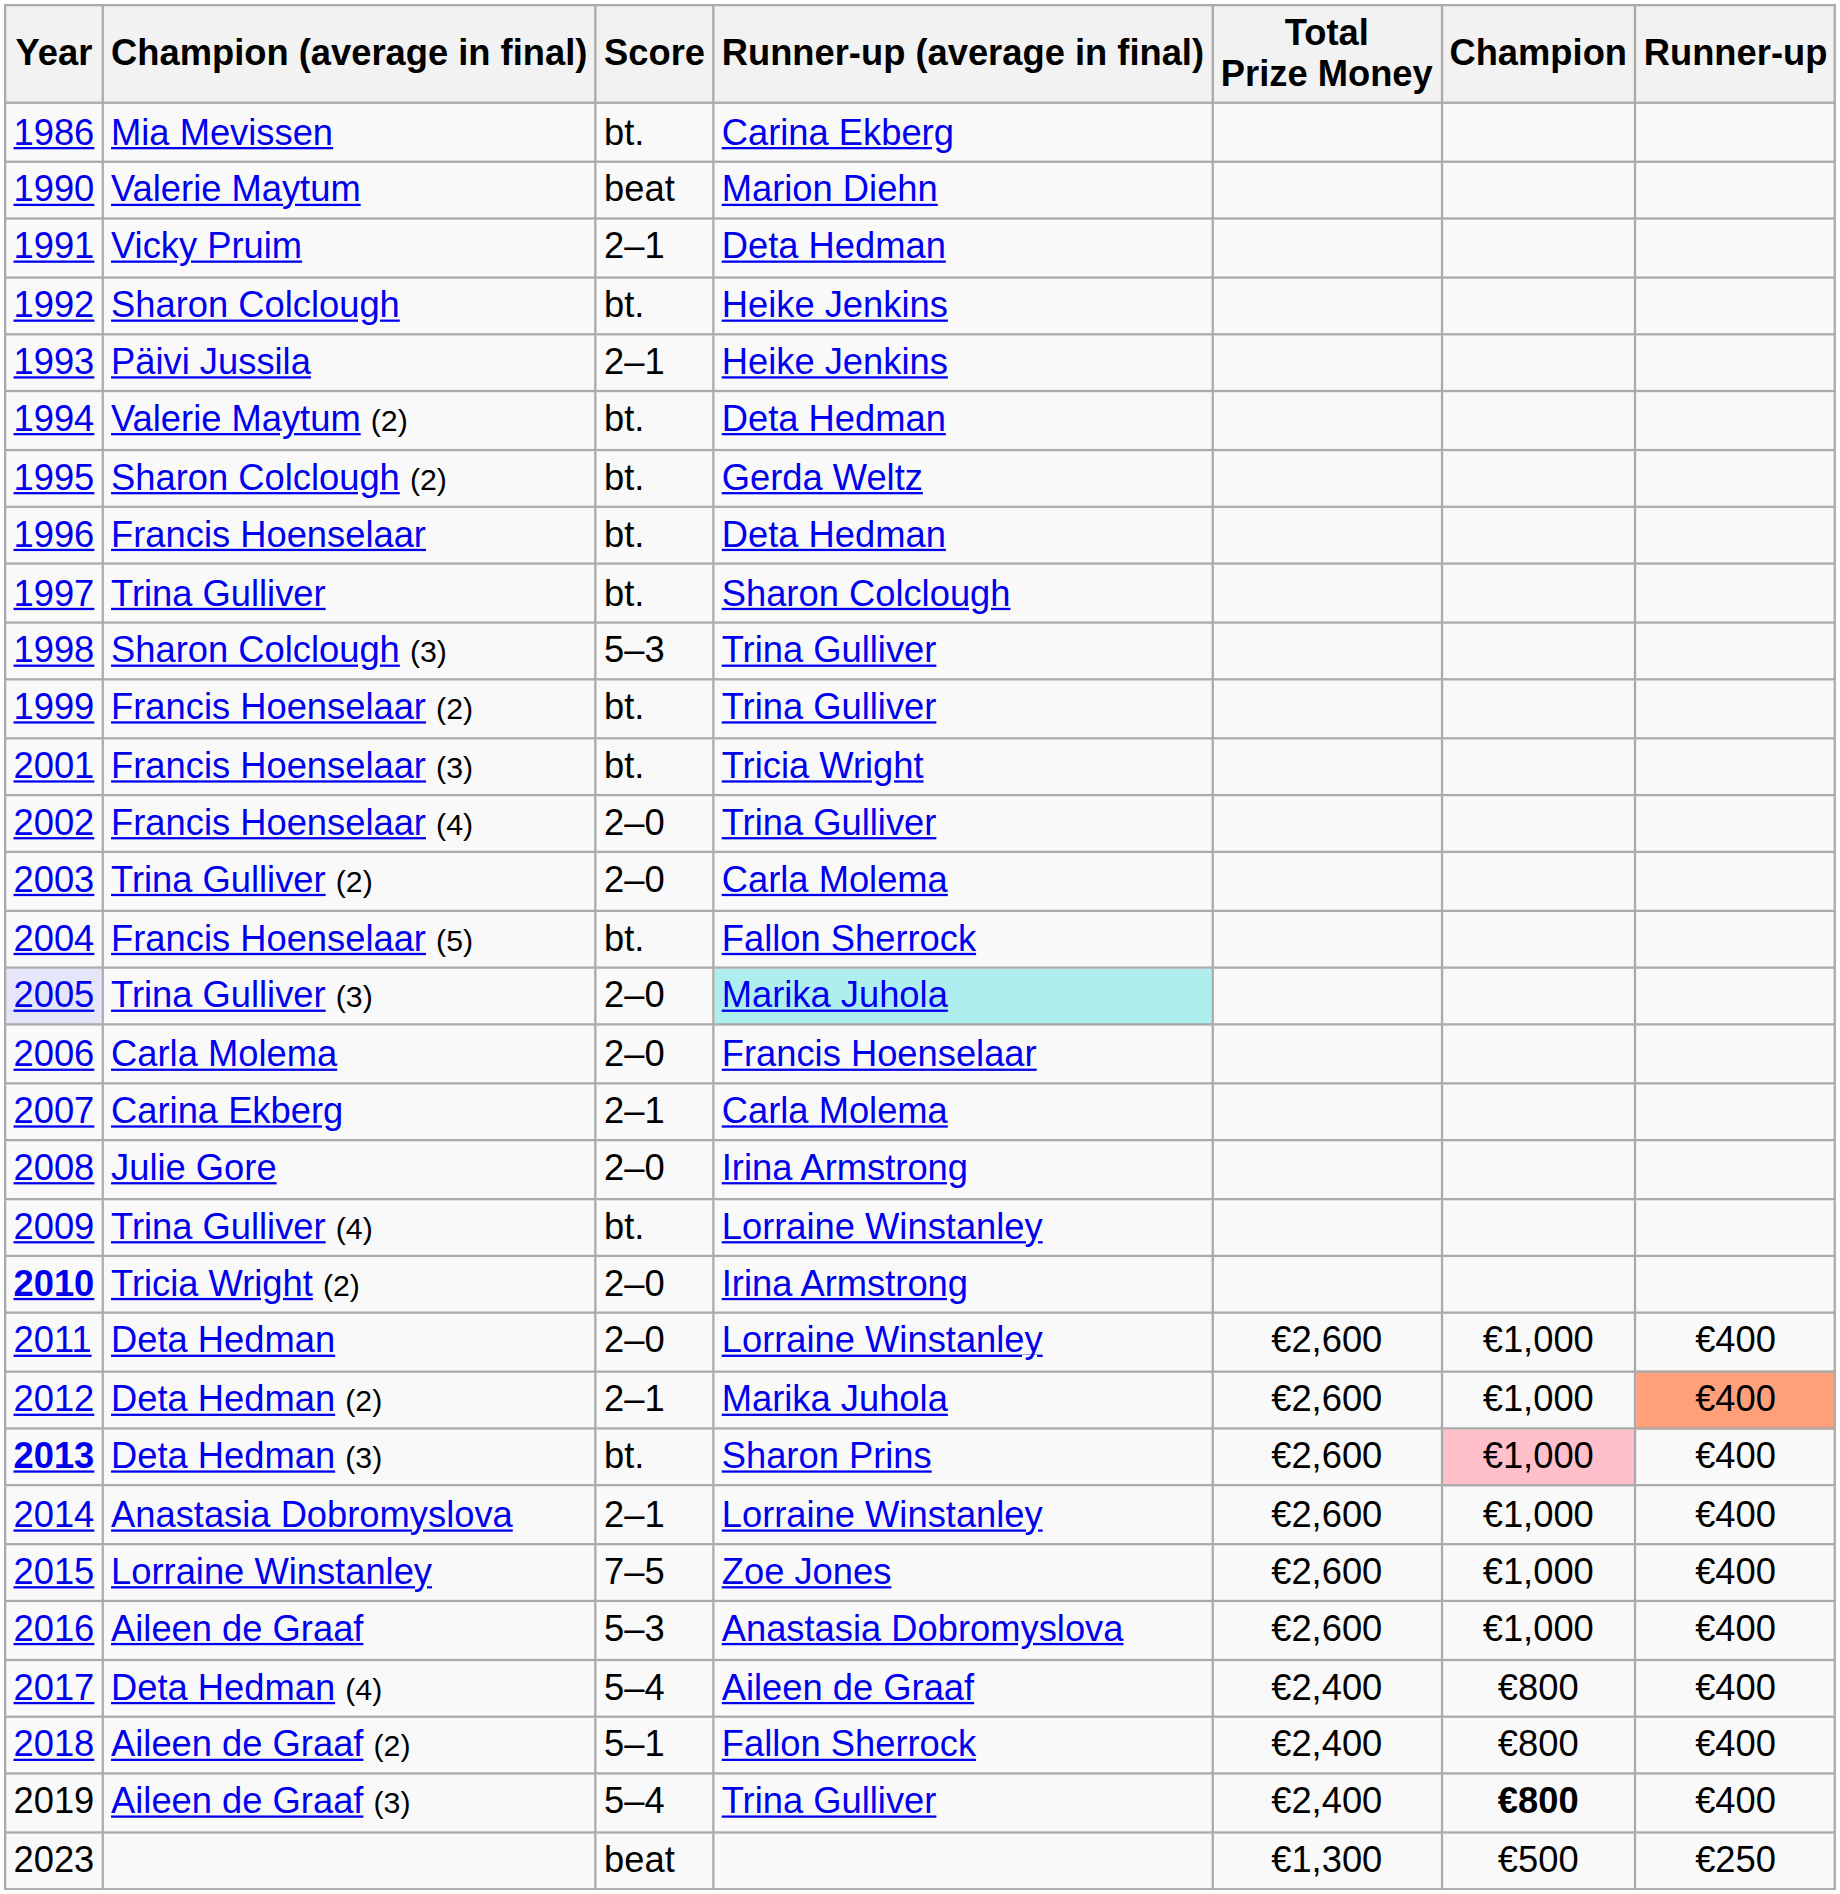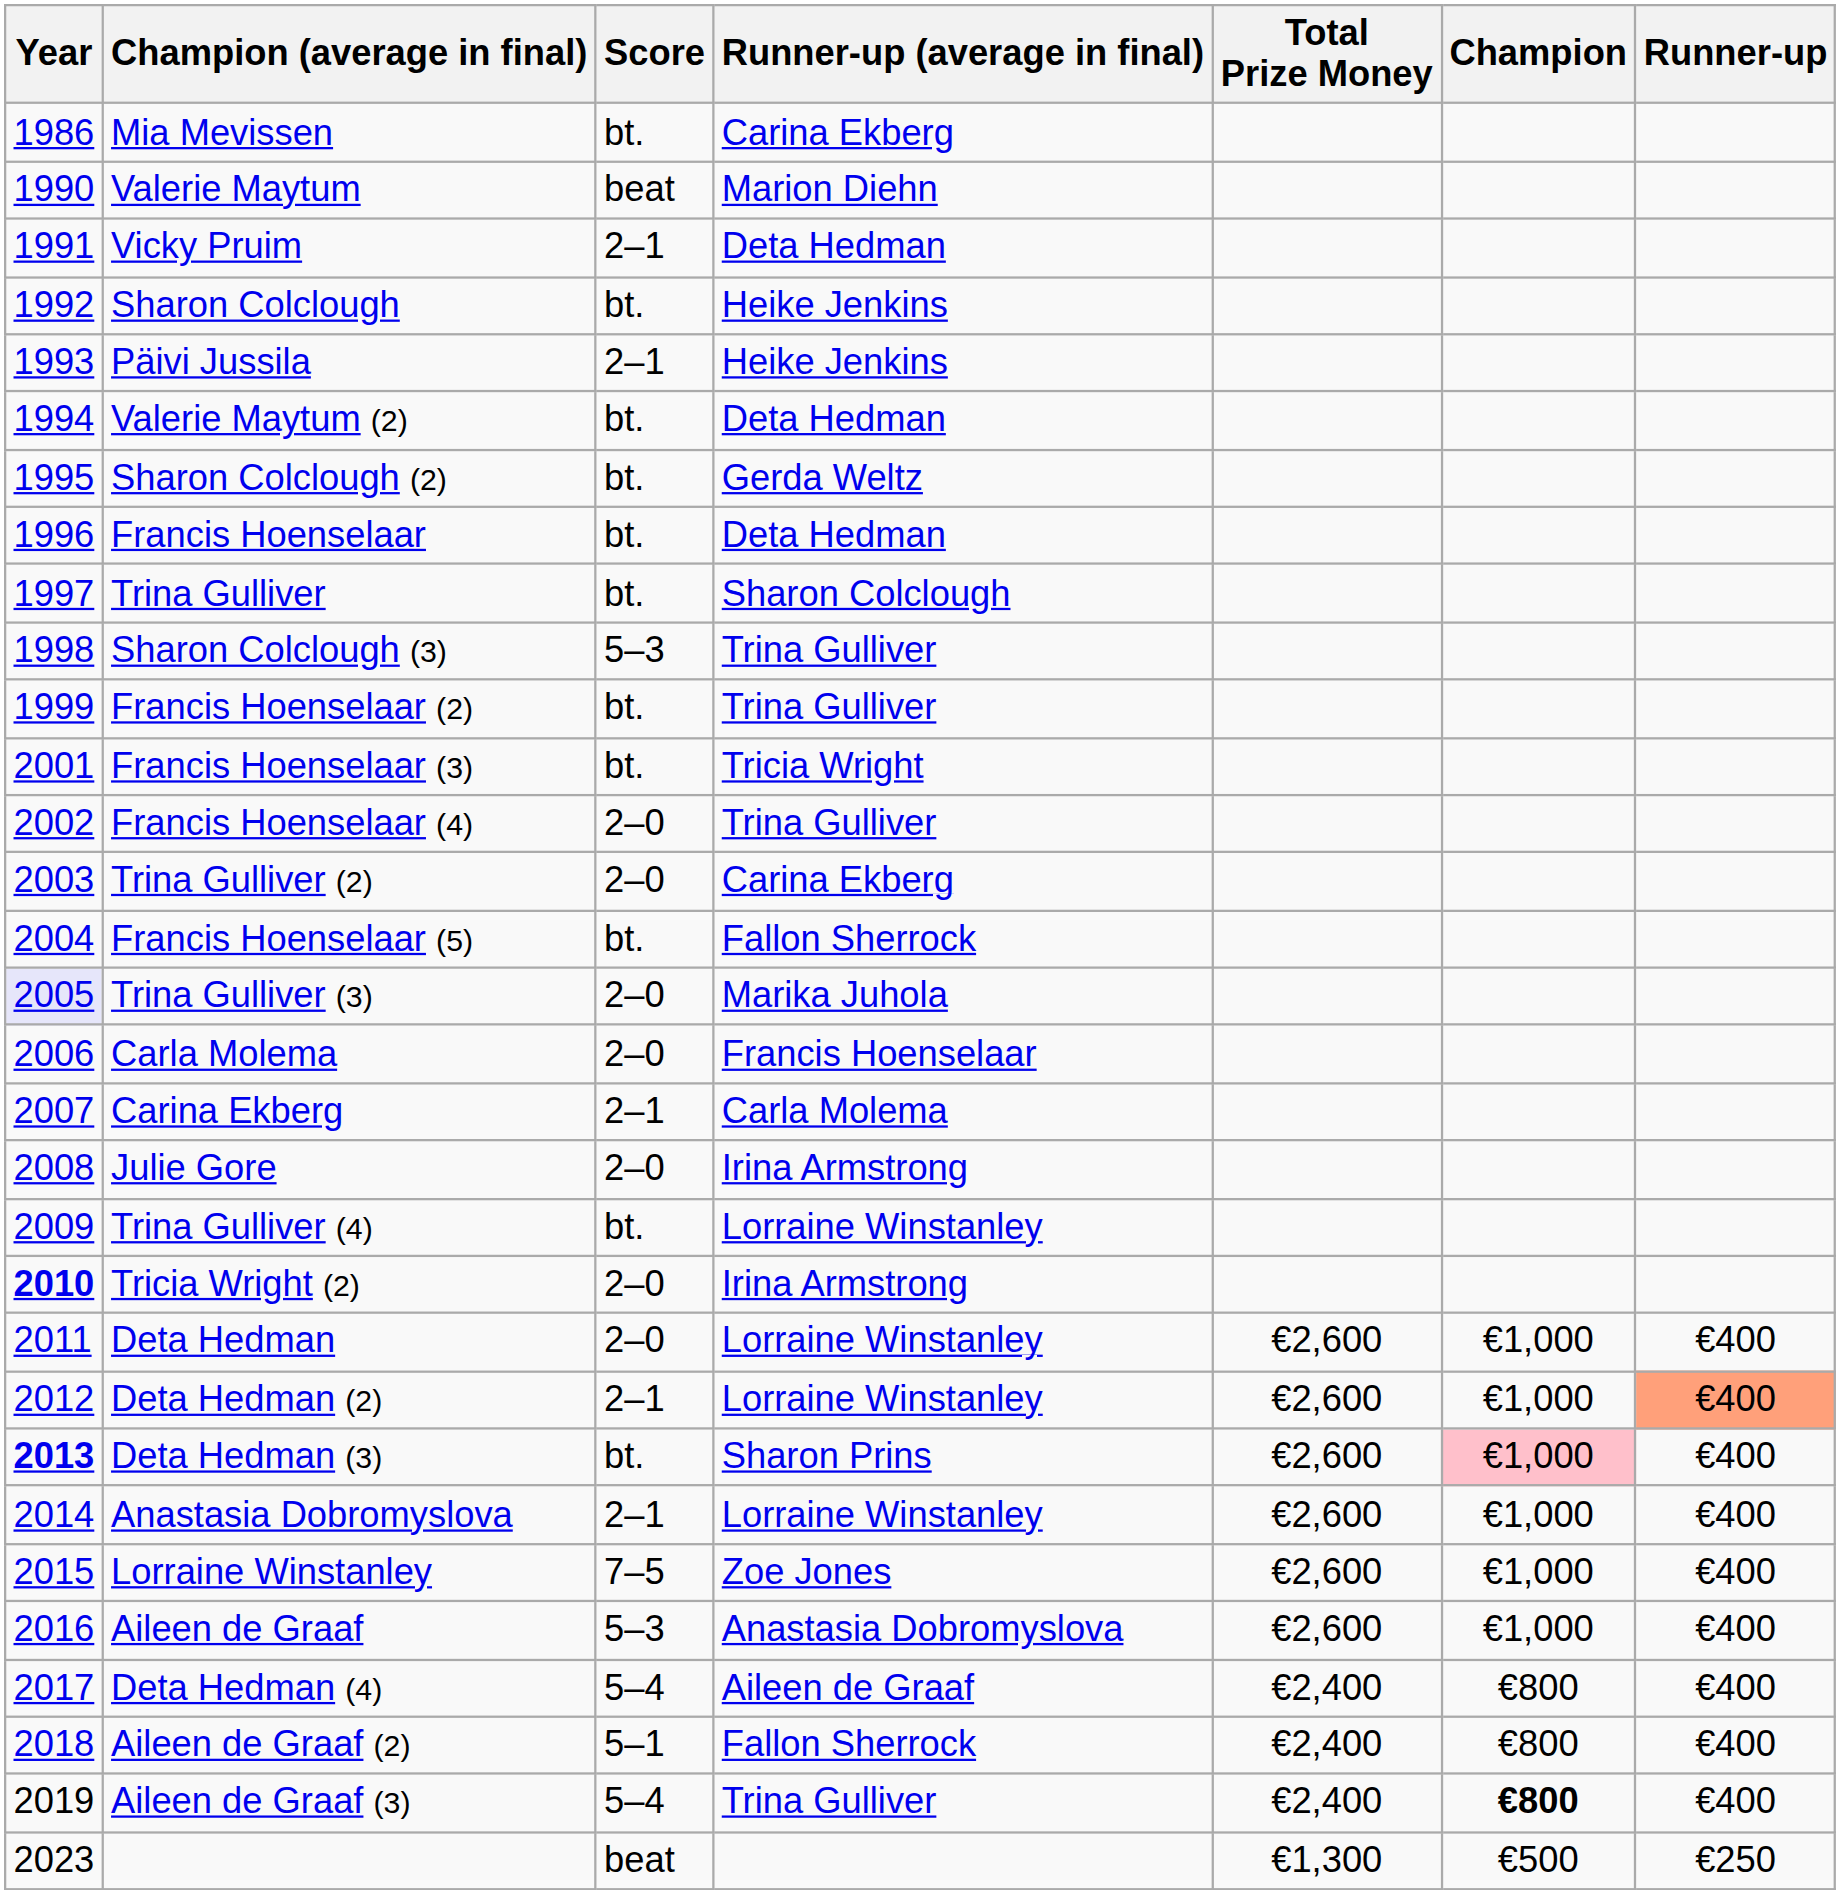(835, 880) Carla Molema -> (838, 880) Carina Ekberg
(835, 995) paleturquoise background -> (835, 995) no background
(835, 1398) Marika Juhola -> (882, 1398) Lorraine Winstanley
